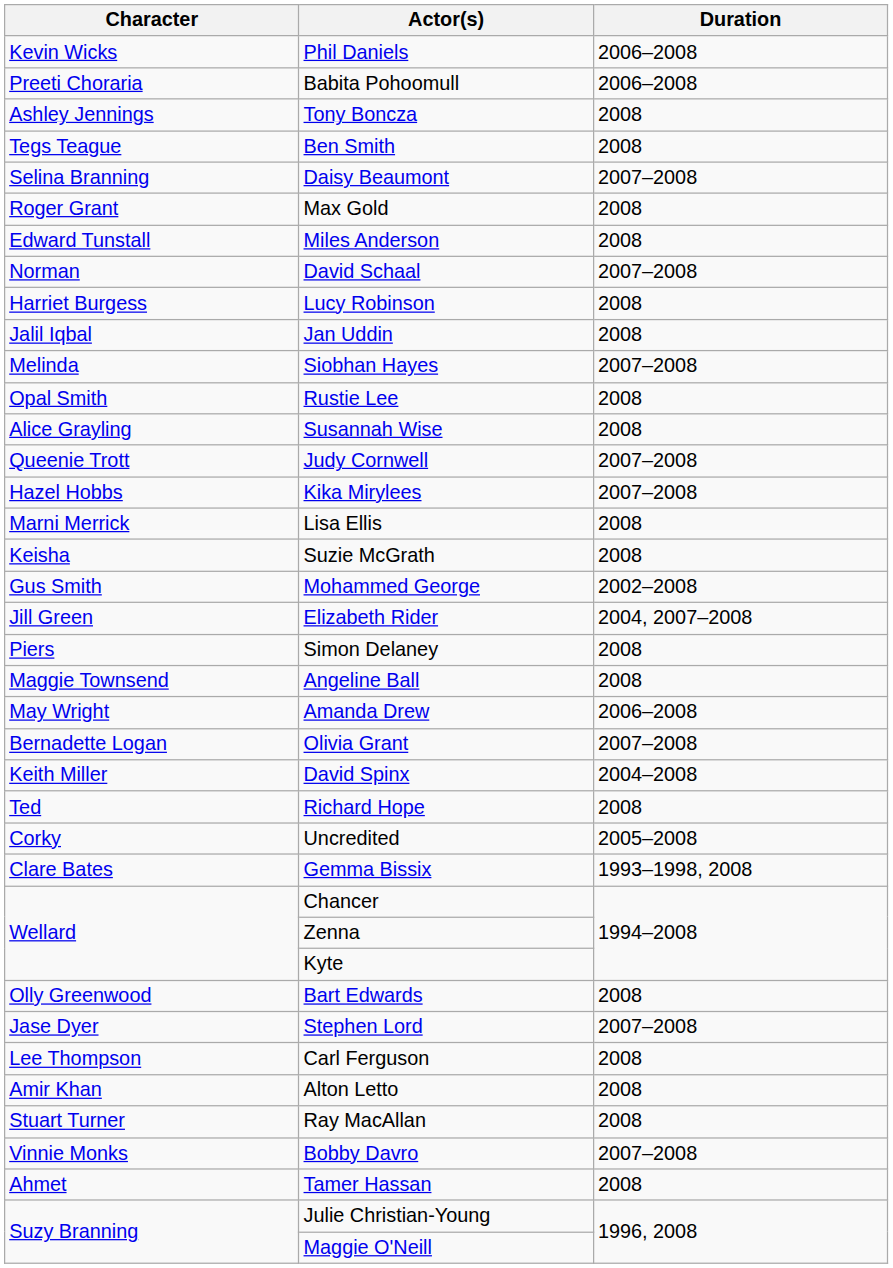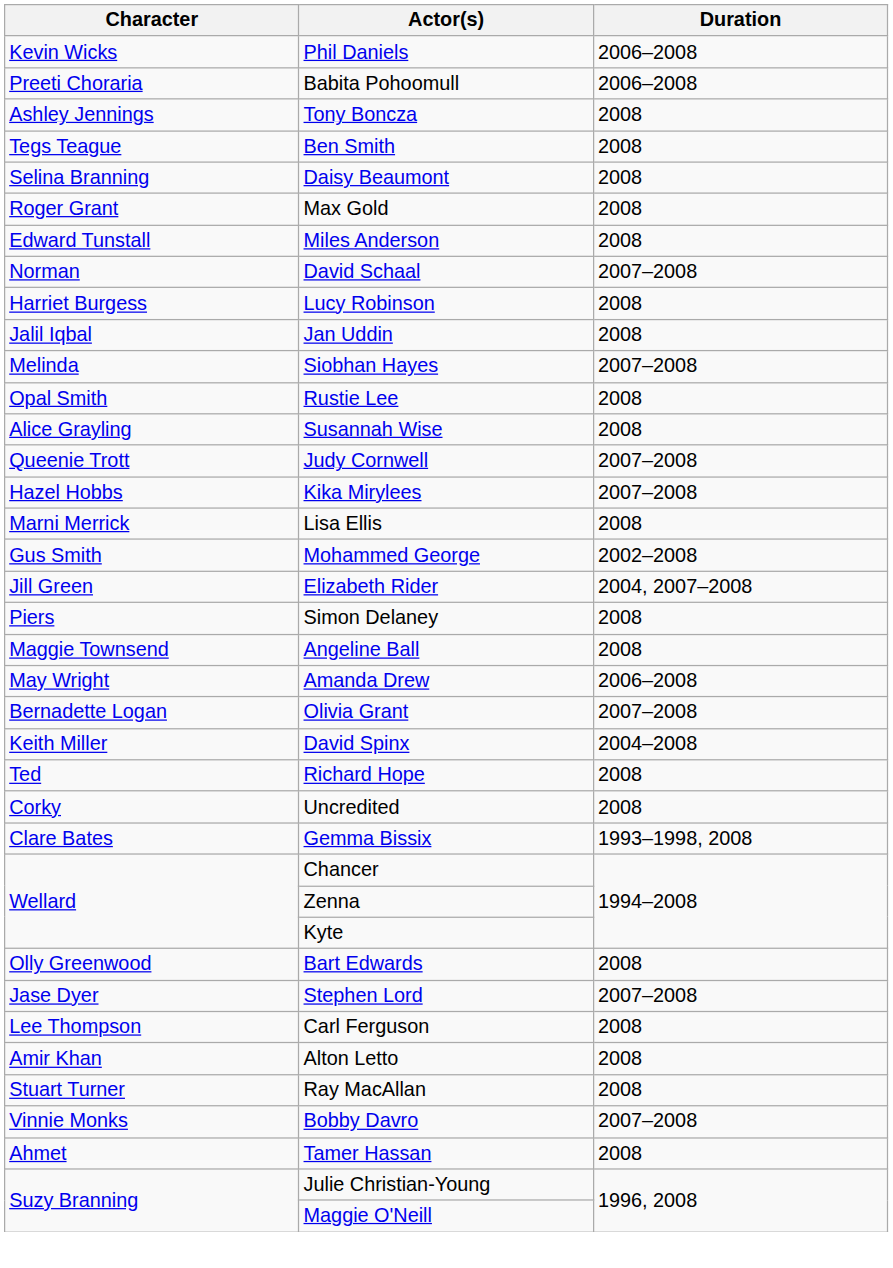(648, 177) 2007–2008 -> (620, 177) 2008
- row: (369, 555)
(648, 838) 2005–2008 -> (620, 806) 2008
